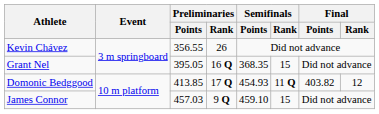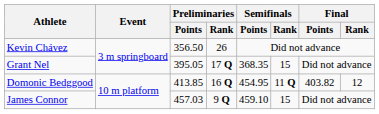(188, 47) 356.55 -> (188, 47) 356.50
(222, 65) 16 Q -> (222, 65) 17 Q
(222, 83) 17 Q -> (222, 83) 16 Q
(254, 83) 454.93 -> (254, 83) 454.95
